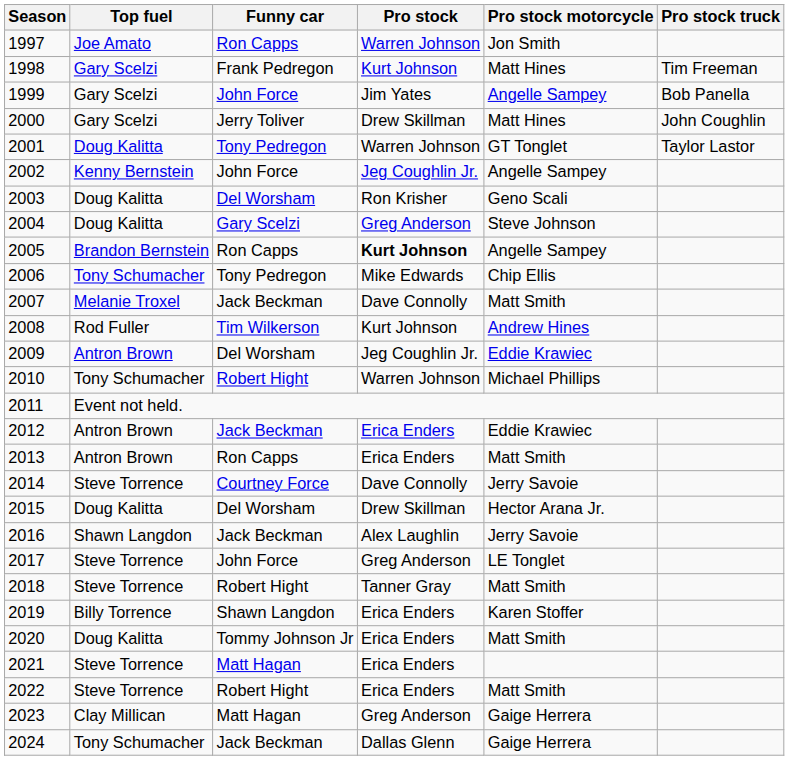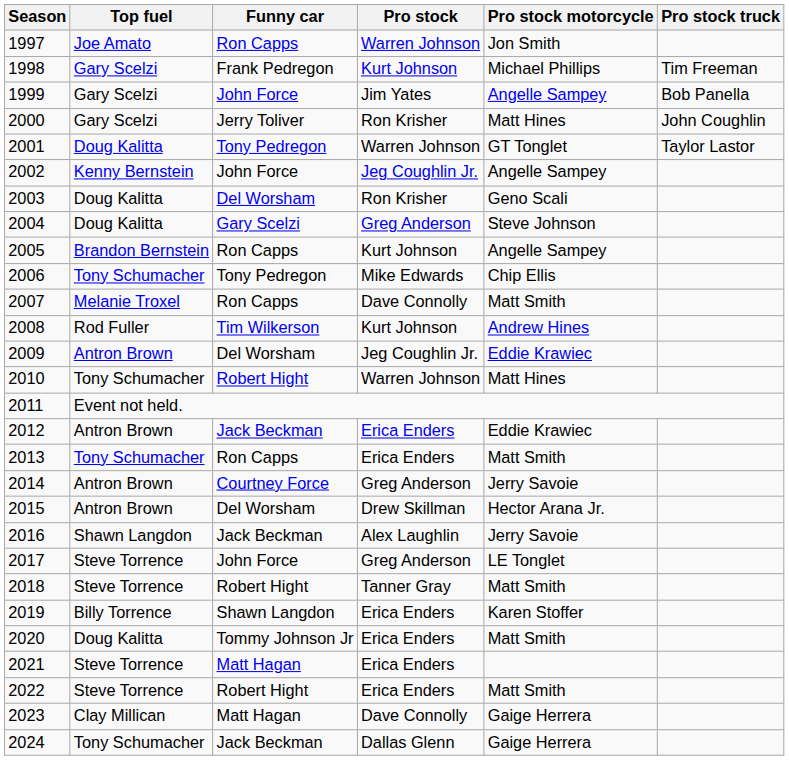(527, 69) Matt Hines -> (544, 69) Michael Phillips
(413, 120) Drew Skillman -> (404, 120) Ron Krisher
(414, 250) bold -> (409, 250) normal
(270, 302) Jack Beckman -> (257, 302) Ron Capps
(544, 379) Michael Phillips -> (527, 379) Matt Hines
(123, 457) Antron Brown -> (139, 457) Tony Schumacher
(129, 483) Steve Torrence -> (123, 483) Antron Brown
(414, 483) Dave Connolly -> (416, 483) Greg Anderson
(118, 509) Doug Kalitta -> (123, 509) Antron Brown
(416, 716) Greg Anderson -> (414, 716) Dave Connolly
